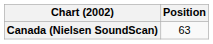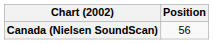(184, 30) 63 -> (184, 30) 56
